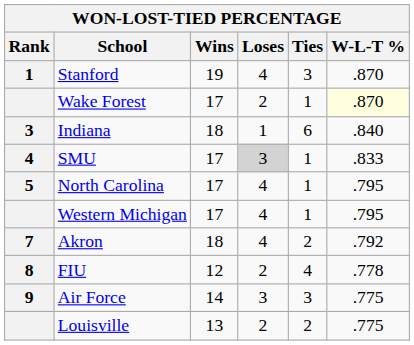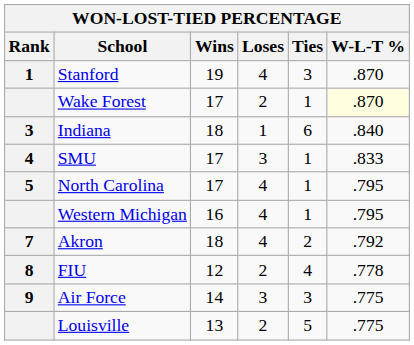(263, 158) lightgrey background -> (263, 158) no background
(214, 213) 17 -> (214, 213) 16
(308, 325) 2 -> (308, 325) 5
